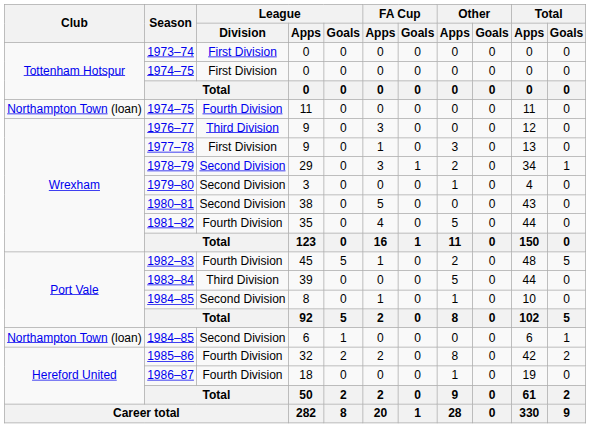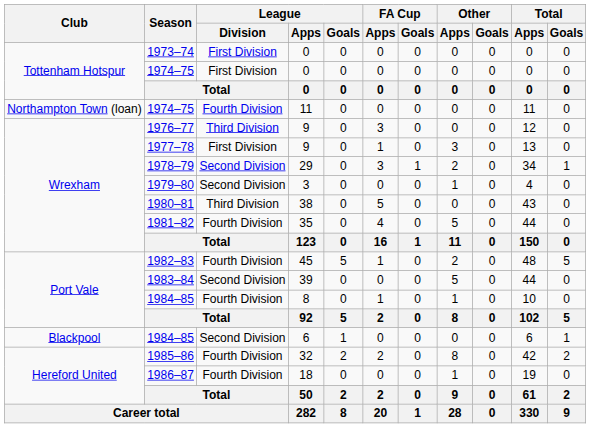(242, 204) Second Division -> (242, 204) Third Division
(242, 280) Third Division -> (242, 280) Second Division
(242, 299) Second Division -> (242, 299) Fourth Division
(74, 337) Northampton Town (loan) -> (74, 337) Blackpool
